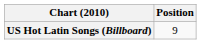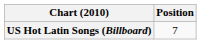(175, 30) 9 -> (175, 30) 7
